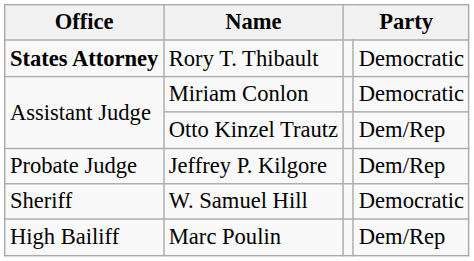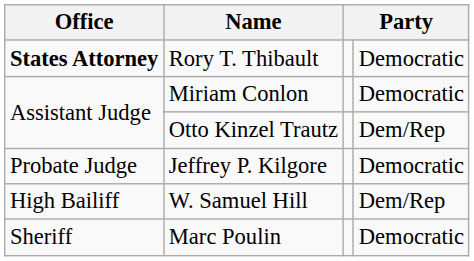(402, 165) Dem/Rep -> (411, 165) Democratic
(41, 201) Sheriff -> (65, 201) High Bailiff
(411, 201) Democratic -> (402, 201) Dem/Rep
(65, 237) High Bailiff -> (41, 237) Sheriff
(402, 237) Dem/Rep -> (411, 237) Democratic
